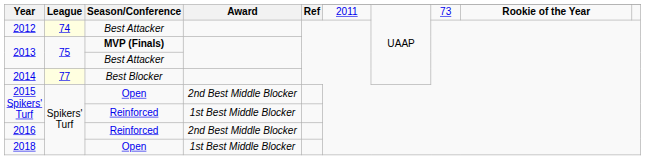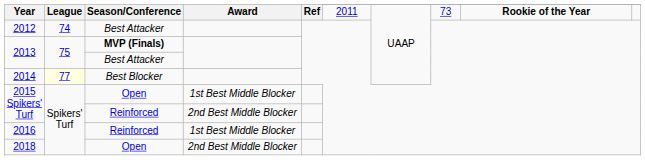(65, 28) lightyellow background -> (65, 28) no background
(242, 94) 2nd Best Middle Blocker -> (242, 94) 1st Best Middle Blocker
(242, 113) 1st Best Middle Blocker -> (242, 113) 2nd Best Middle Blocker
(242, 131) 2nd Best Middle Blocker -> (242, 131) 1st Best Middle Blocker
(242, 147) 1st Best Middle Blocker -> (242, 147) 2nd Best Middle Blocker
